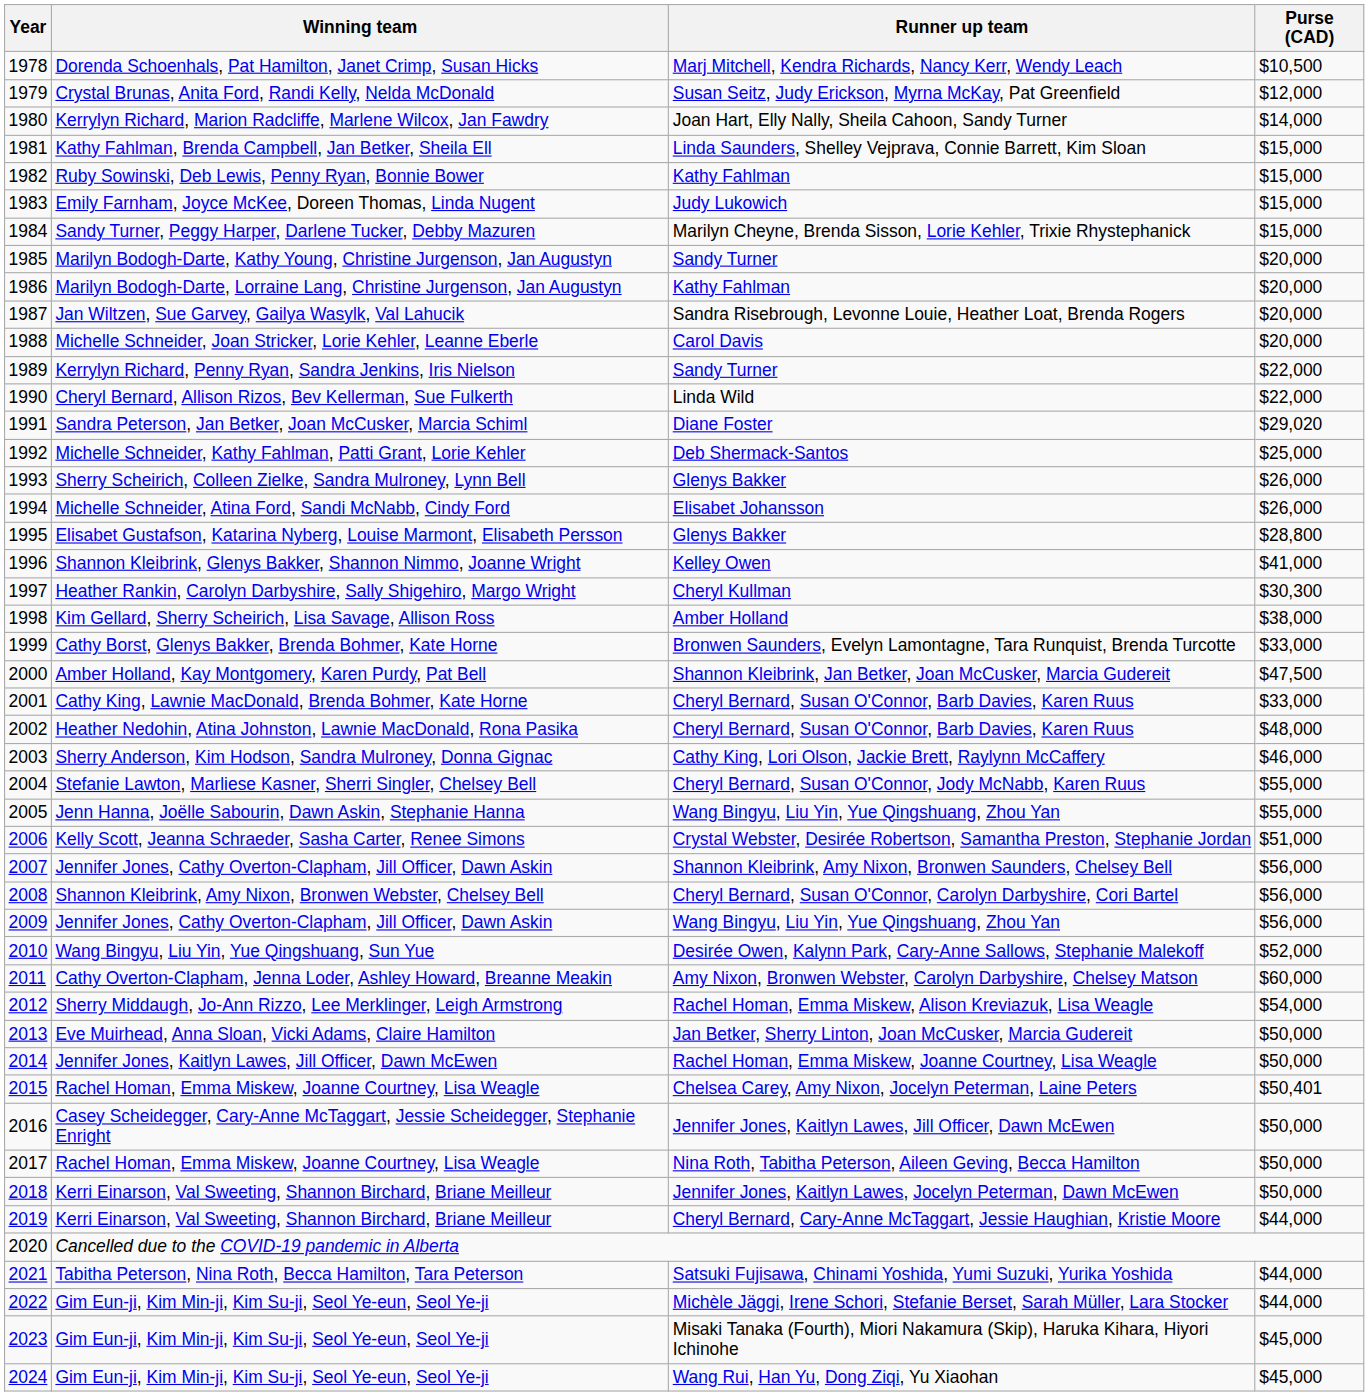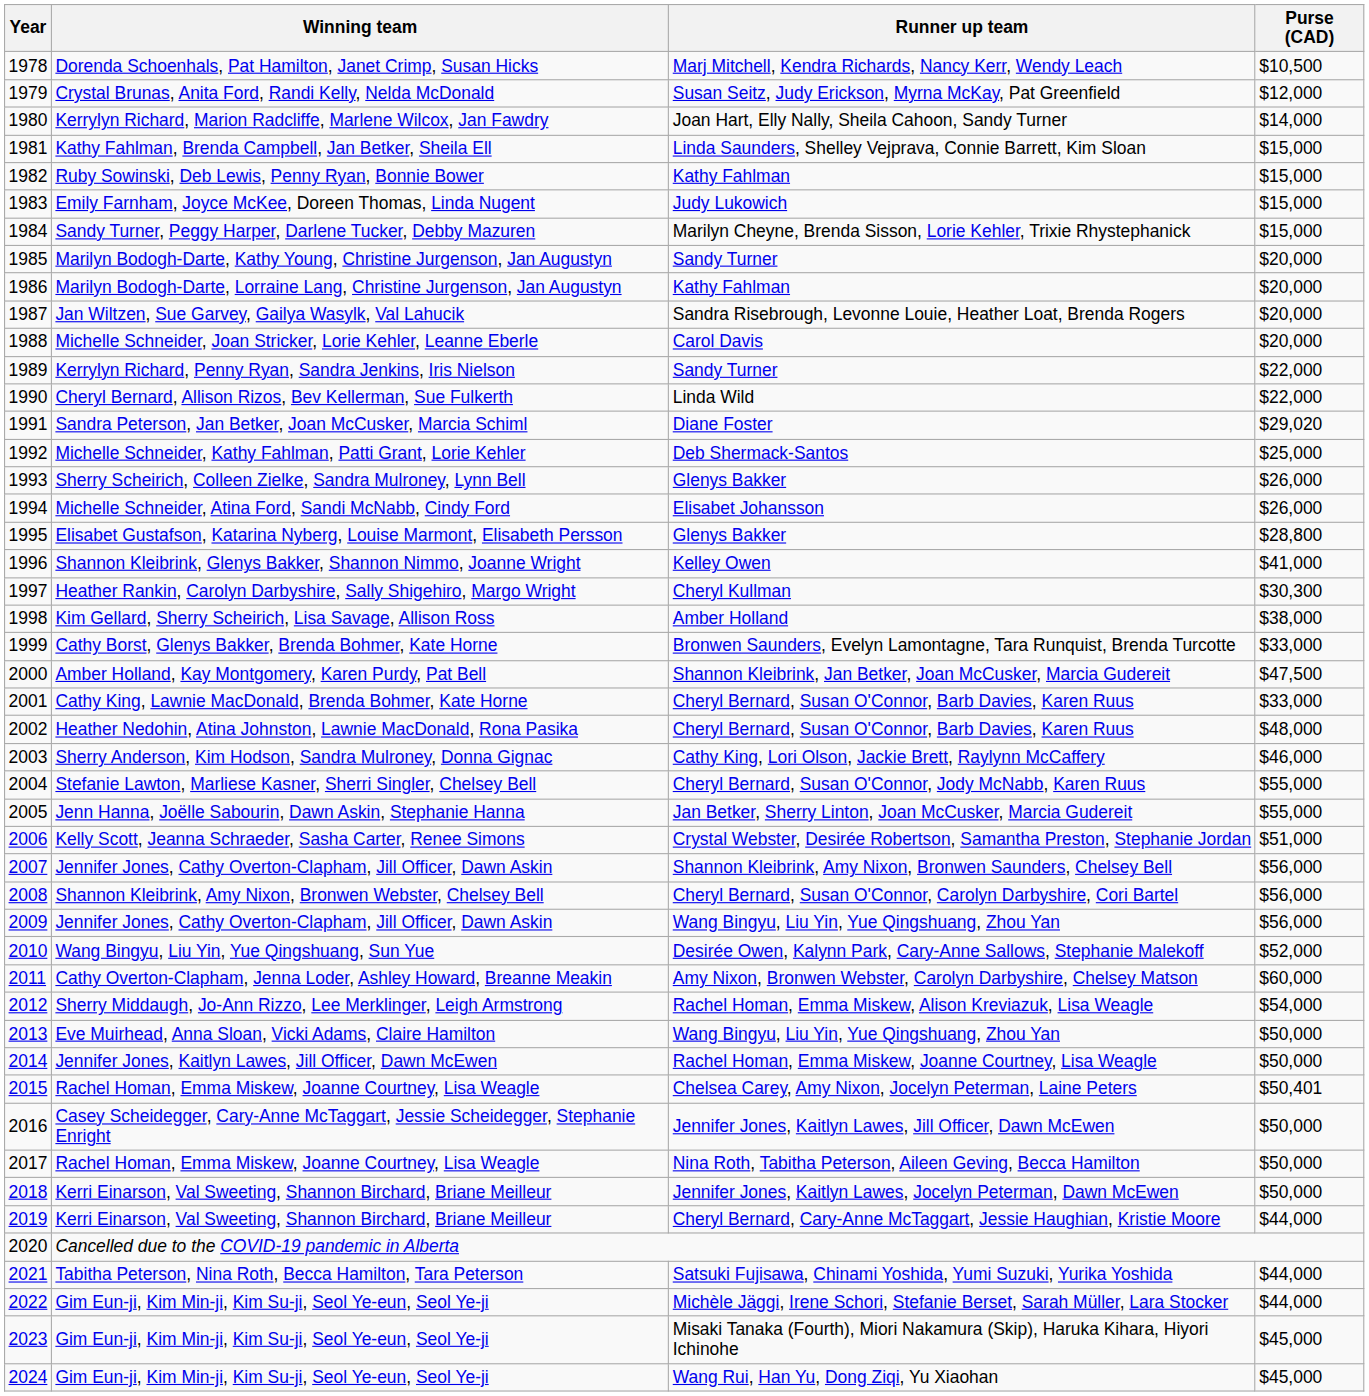(866, 812) Wang Bingyu, Liu Yin, Yue Qingshuang, Zhou Yan -> (902, 812) Jan Betker, Sherry Linton, Joan McCusker, Marcia Gudereit
(902, 1033) Jan Betker, Sherry Linton, Joan McCusker, Marcia Gudereit -> (866, 1033) Wang Bingyu, Liu Yin, Yue Qingshuang, Zhou Yan
